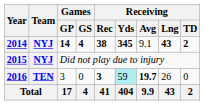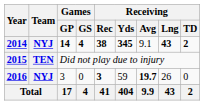(43, 60) NYJ -> (43, 60) TEN
(43, 76) TEN -> (43, 76) NYJ
(122, 76) paleturquoise background -> (122, 76) no background
